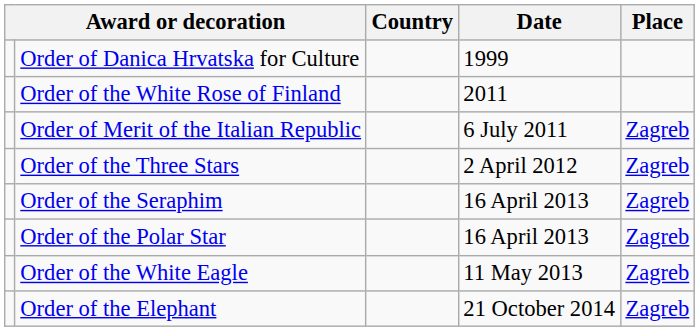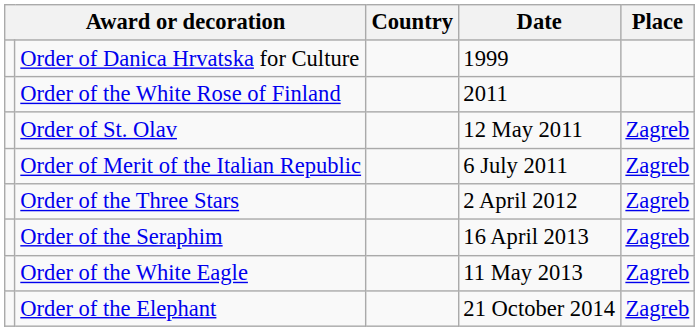+ row: (99, 129)
- row: (123, 237)
